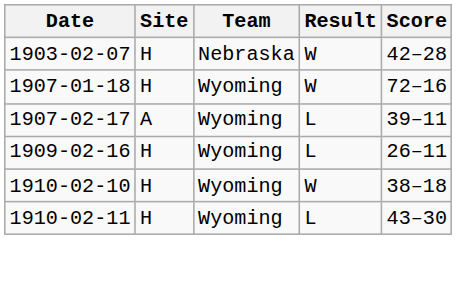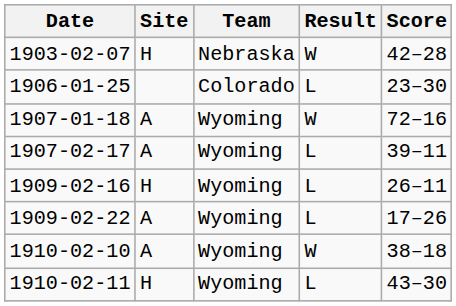+ row: (70, 87)
(146, 87) H -> (146, 120) A
+ row: (70, 218)
(146, 185) H -> (146, 251) A
